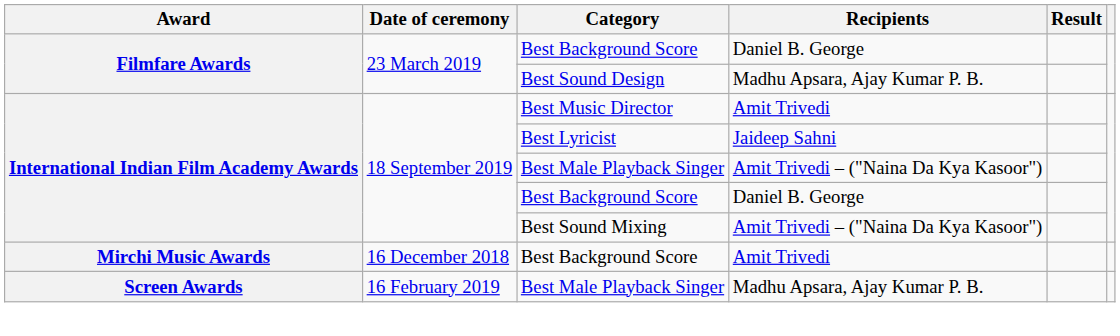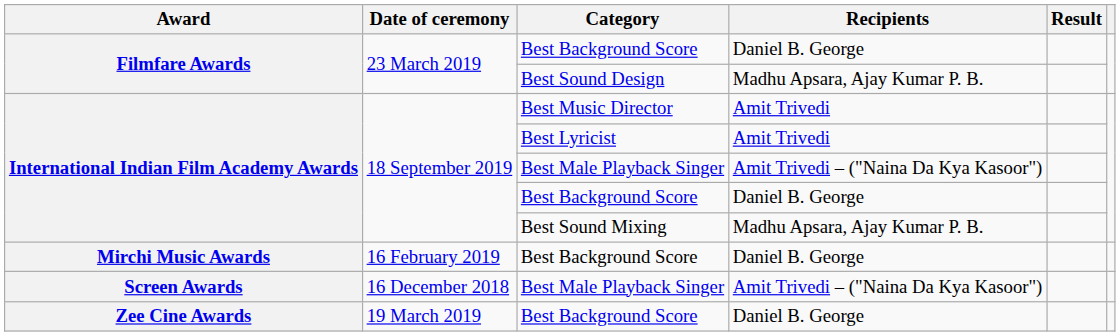(785, 138) Jaideep Sahni -> (781, 138) Amit Trivedi
(888, 227) Amit Trivedi – ("Naina Da Kya Kasoor") -> (858, 227) Madhu Apsara, Ajay Kumar P. B.
(438, 256) 16 December 2018 -> (433, 256) 16 February 2019
(781, 256) Amit Trivedi -> (798, 256) Daniel B. George
(433, 286) 16 February 2019 -> (438, 286) 16 December 2018
(858, 286) Madhu Apsara, Ajay Kumar P. B. -> (888, 286) Amit Trivedi – ("Naina Da Kya Kasoor")
+ row: (183, 316)
